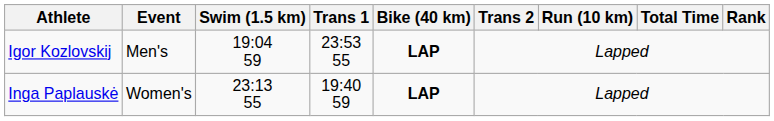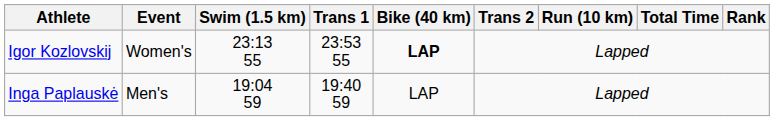(147, 52) Men's -> (159, 52) Women's
(252, 52) 19:04 59 -> (252, 52) 23:13 55
(159, 95) Women's -> (147, 95) Men's
(252, 95) 23:13 55 -> (252, 95) 19:04 59
(424, 95) bold -> (424, 95) normal
